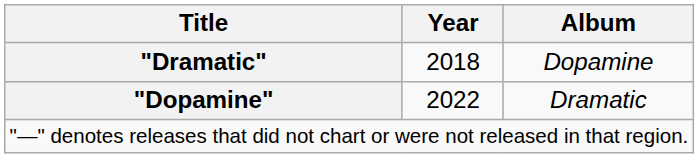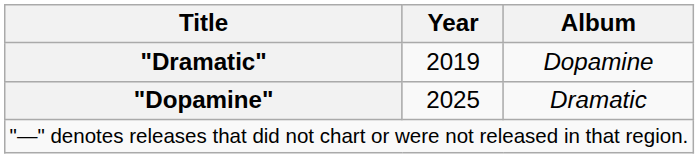(453, 61) 2018 -> (453, 61) 2019
(453, 100) 2022 -> (453, 100) 2025
